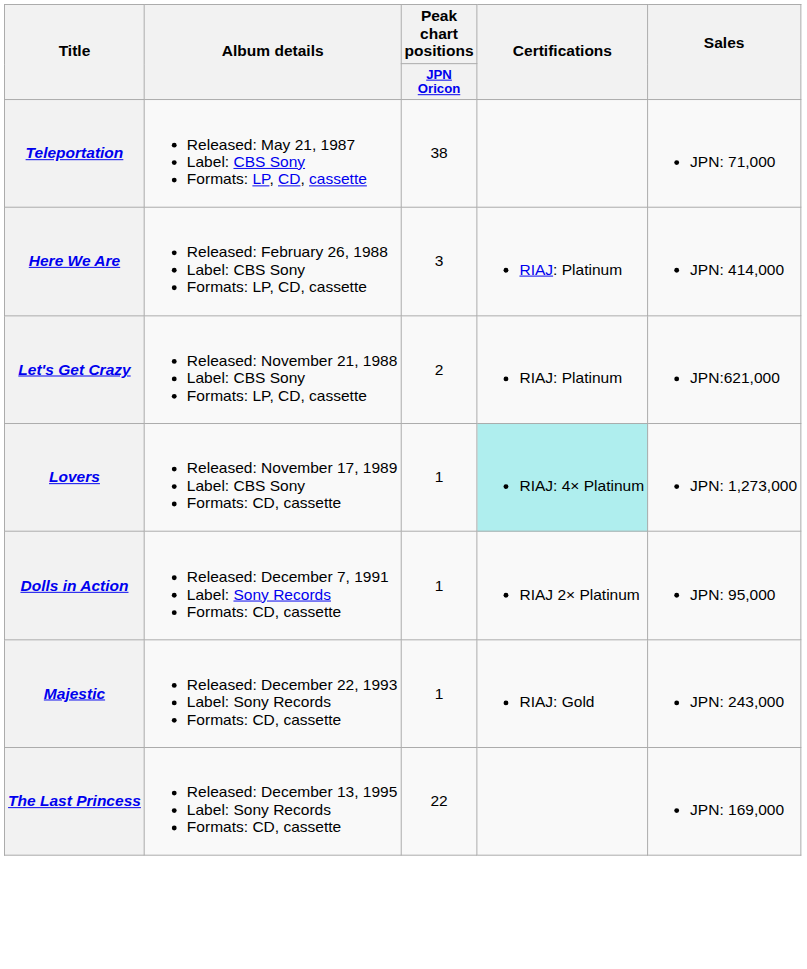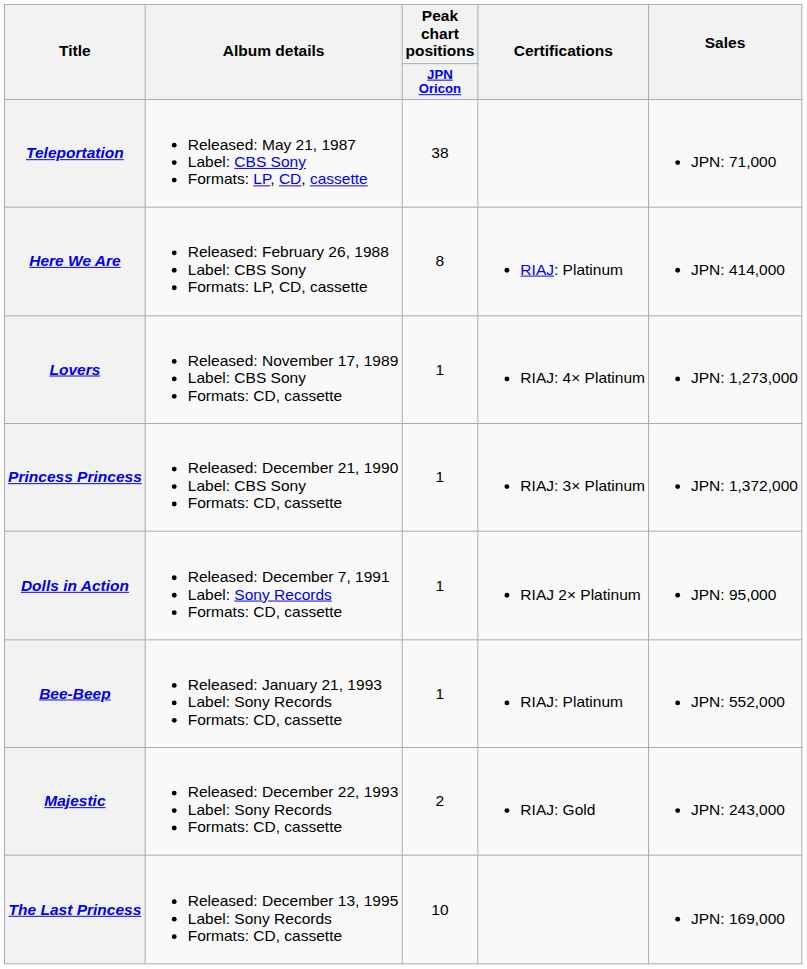(439, 261) 3 -> (440, 261) 8
- row: (74, 369)
(562, 486) paleturquoise background -> (563, 378) no background
+ row: (75, 477)
+ row: (75, 693)
(439, 693) 1 -> (440, 801) 2
(439, 801) 22 -> (440, 909) 10
